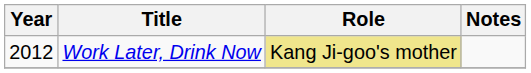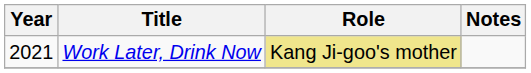(31, 51) 2012 -> (31, 51) 2021
